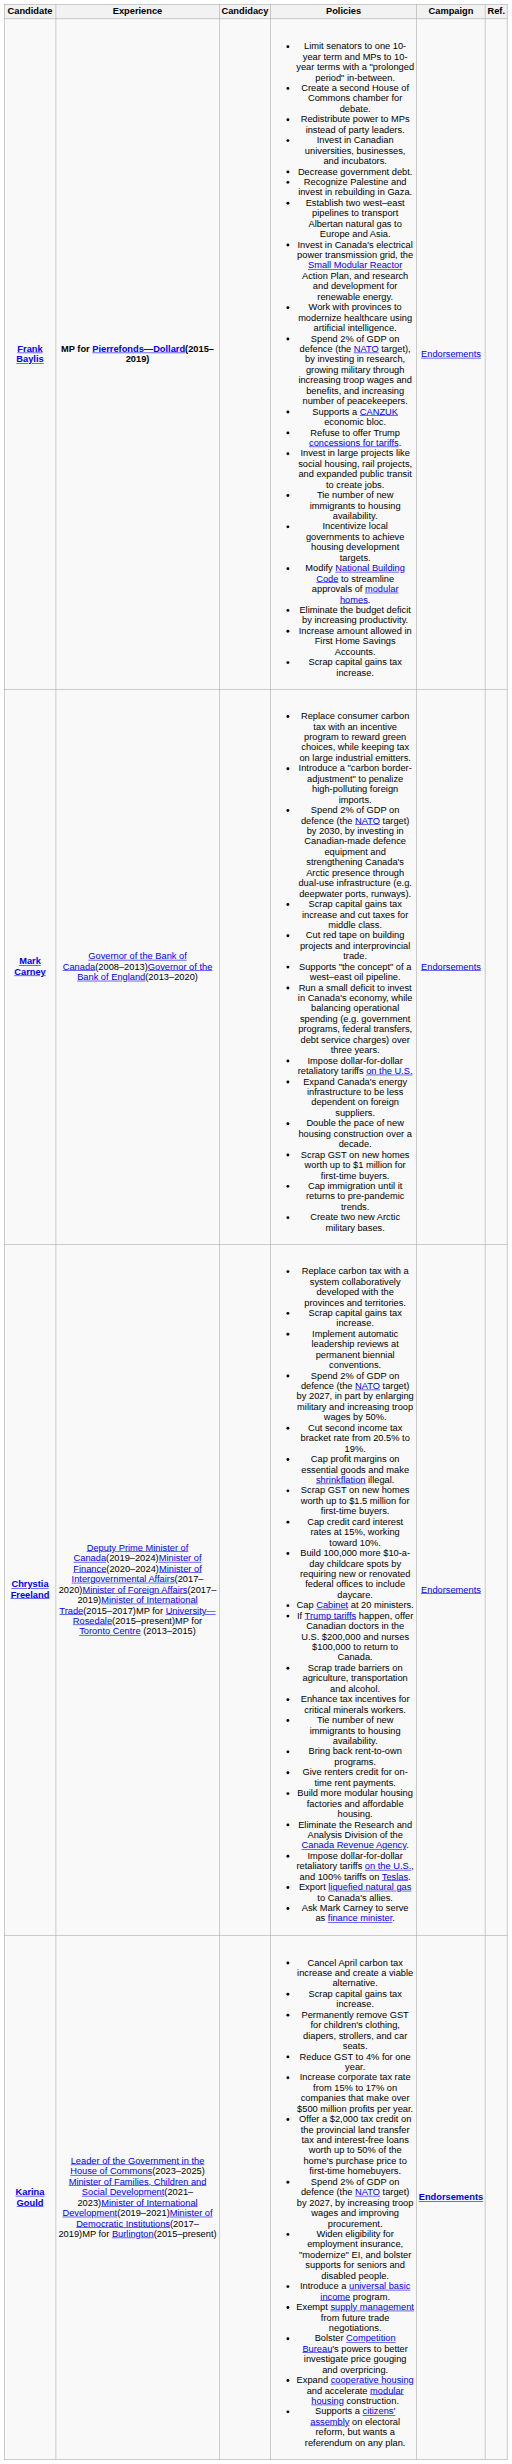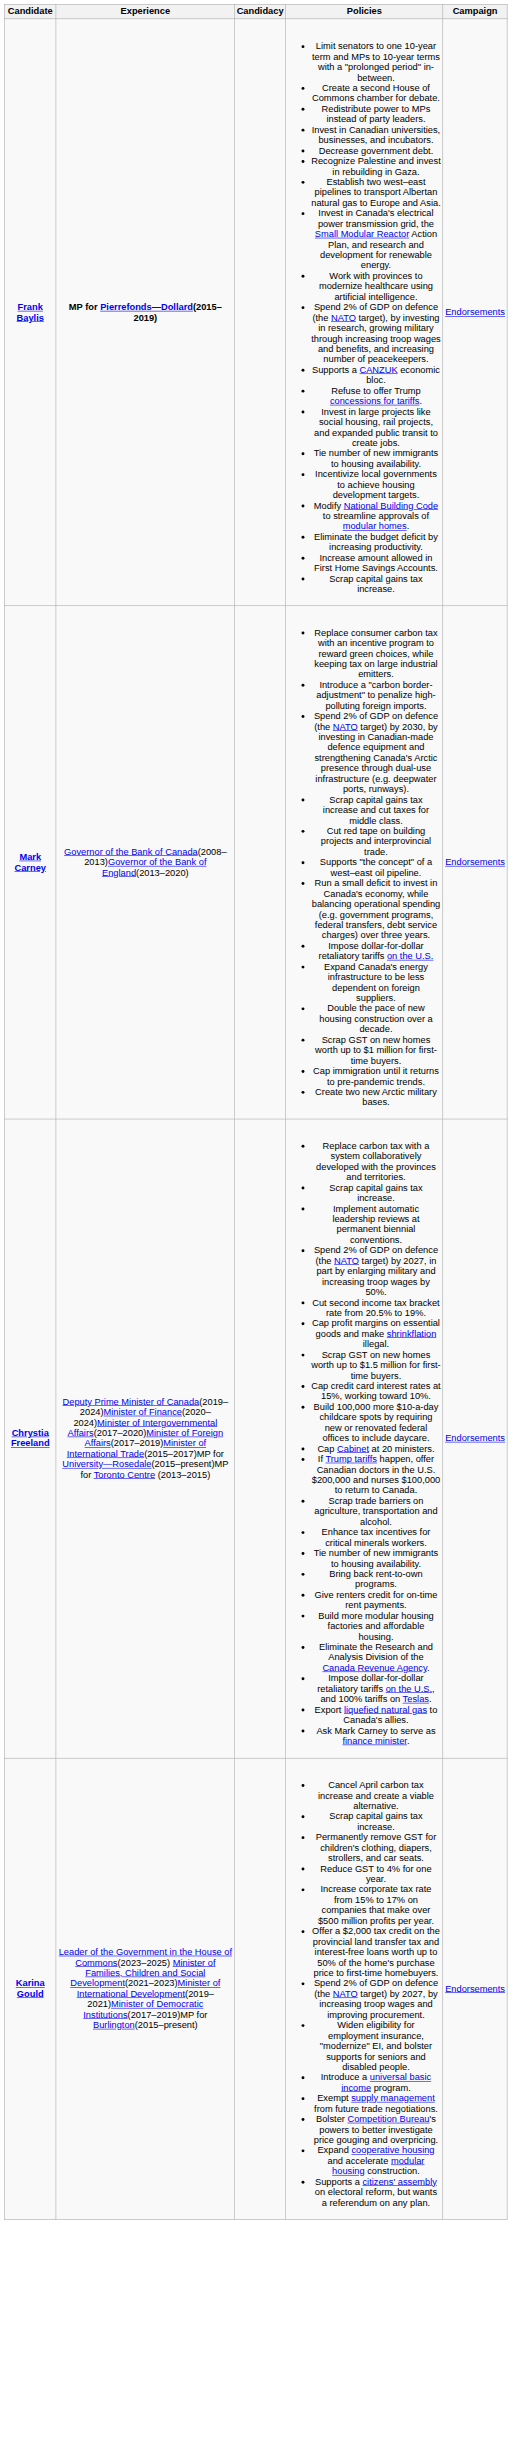- column: (496, 11)
(451, 2197) bold -> (475, 1988) normal
